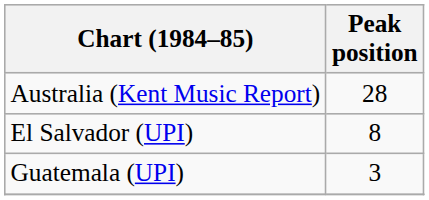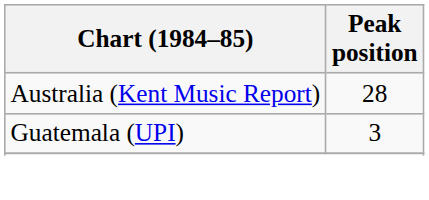- row: (102, 133)
